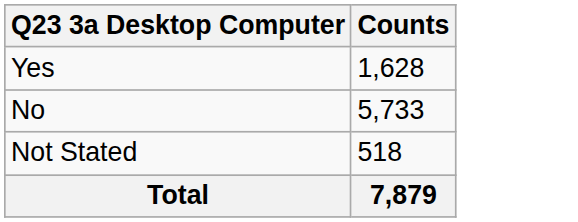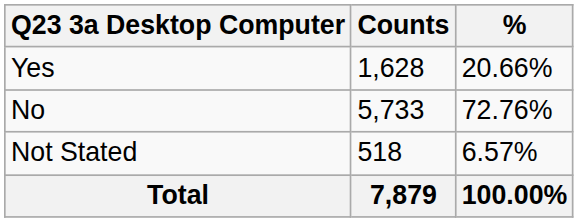+ column: (515, 25)
